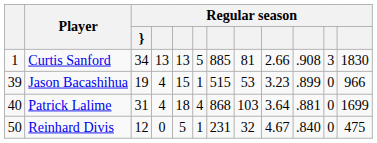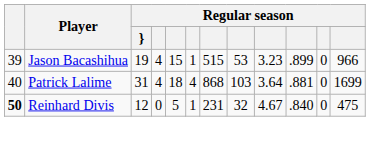- row: (70, 60)
(15, 127) normal -> (15, 104) bold
